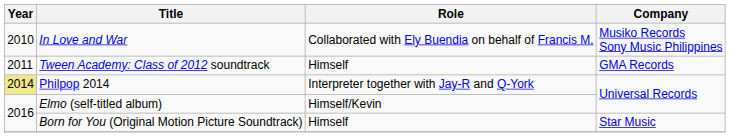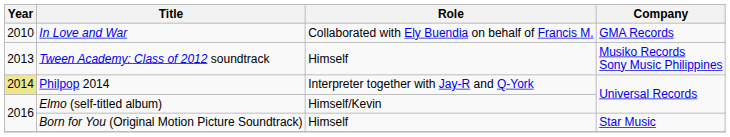(661, 39) Musiko Records Sony Music Philippines -> (637, 33) GMA Records
(20, 65) 2011 -> (20, 58) 2013
(637, 65) GMA Records -> (661, 58) Musiko Records Sony Music Philippines
